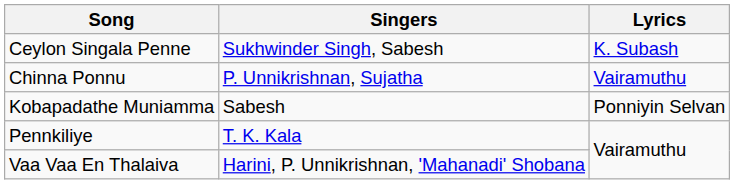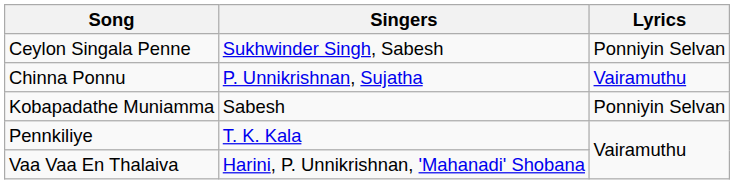(636, 48) K. Subash -> (659, 48) Ponniyin Selvan
